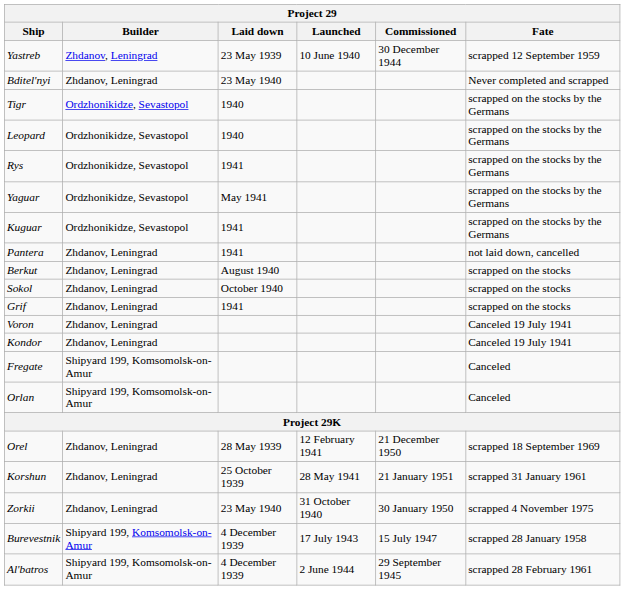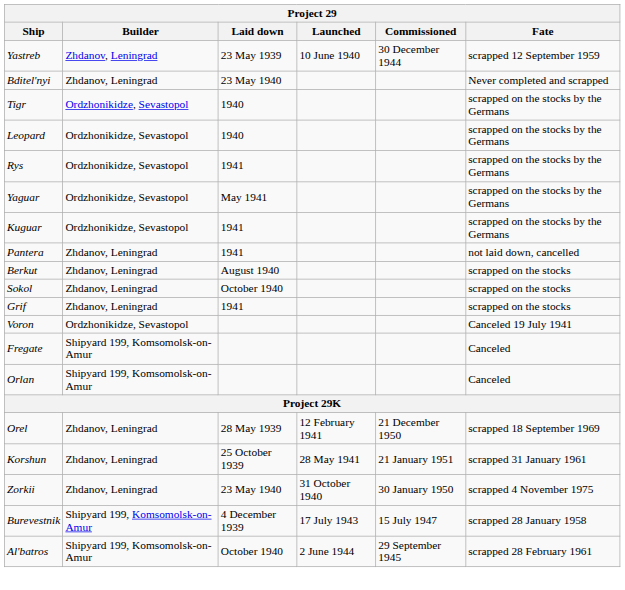(111, 324) Zhdanov, Leningrad -> (127, 324) Ordzhonikidze, Sevastopol
- row: (24, 342)
(248, 569) 4 December 1939 -> (252, 551) October 1940
